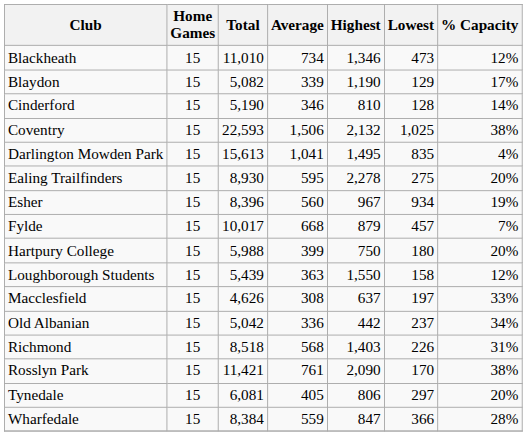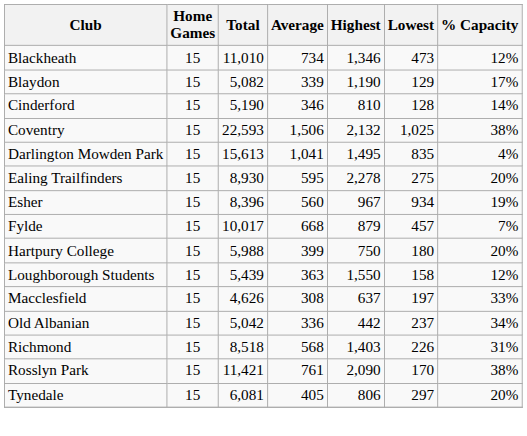- row: (43, 419)
